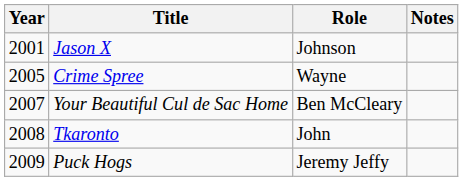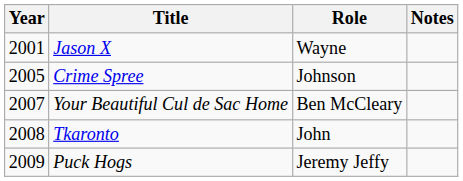(326, 47) Johnson -> (321, 47) Wayne
(321, 76) Wayne -> (326, 76) Johnson
